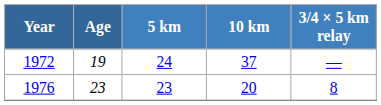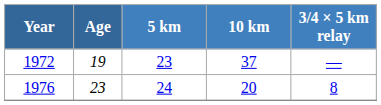(164, 61) 24 -> (164, 61) 23
(164, 87) 23 -> (164, 87) 24
